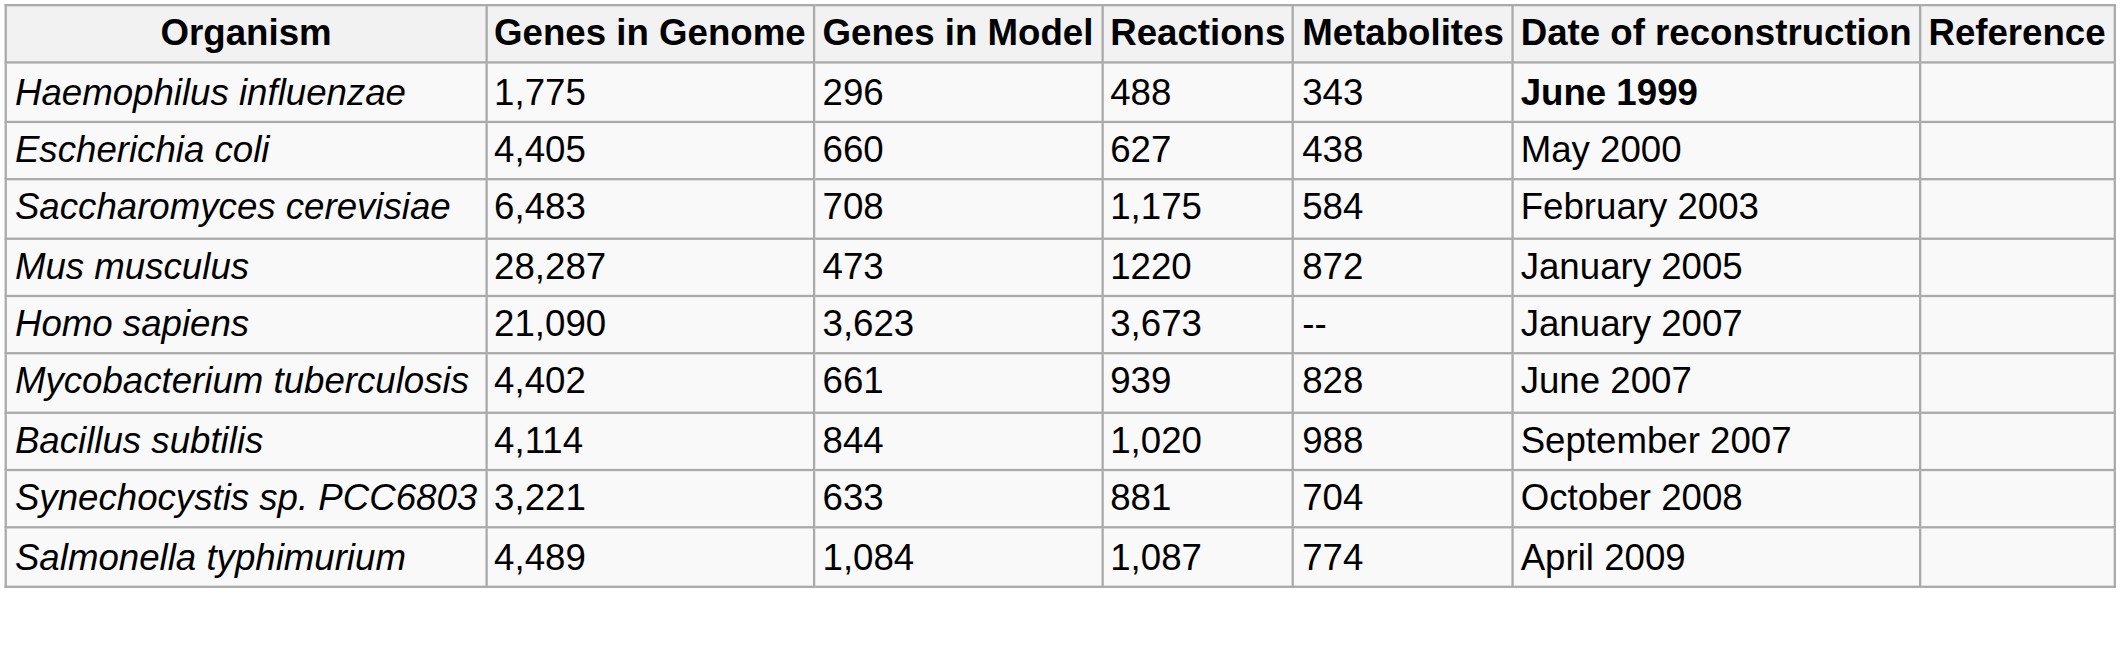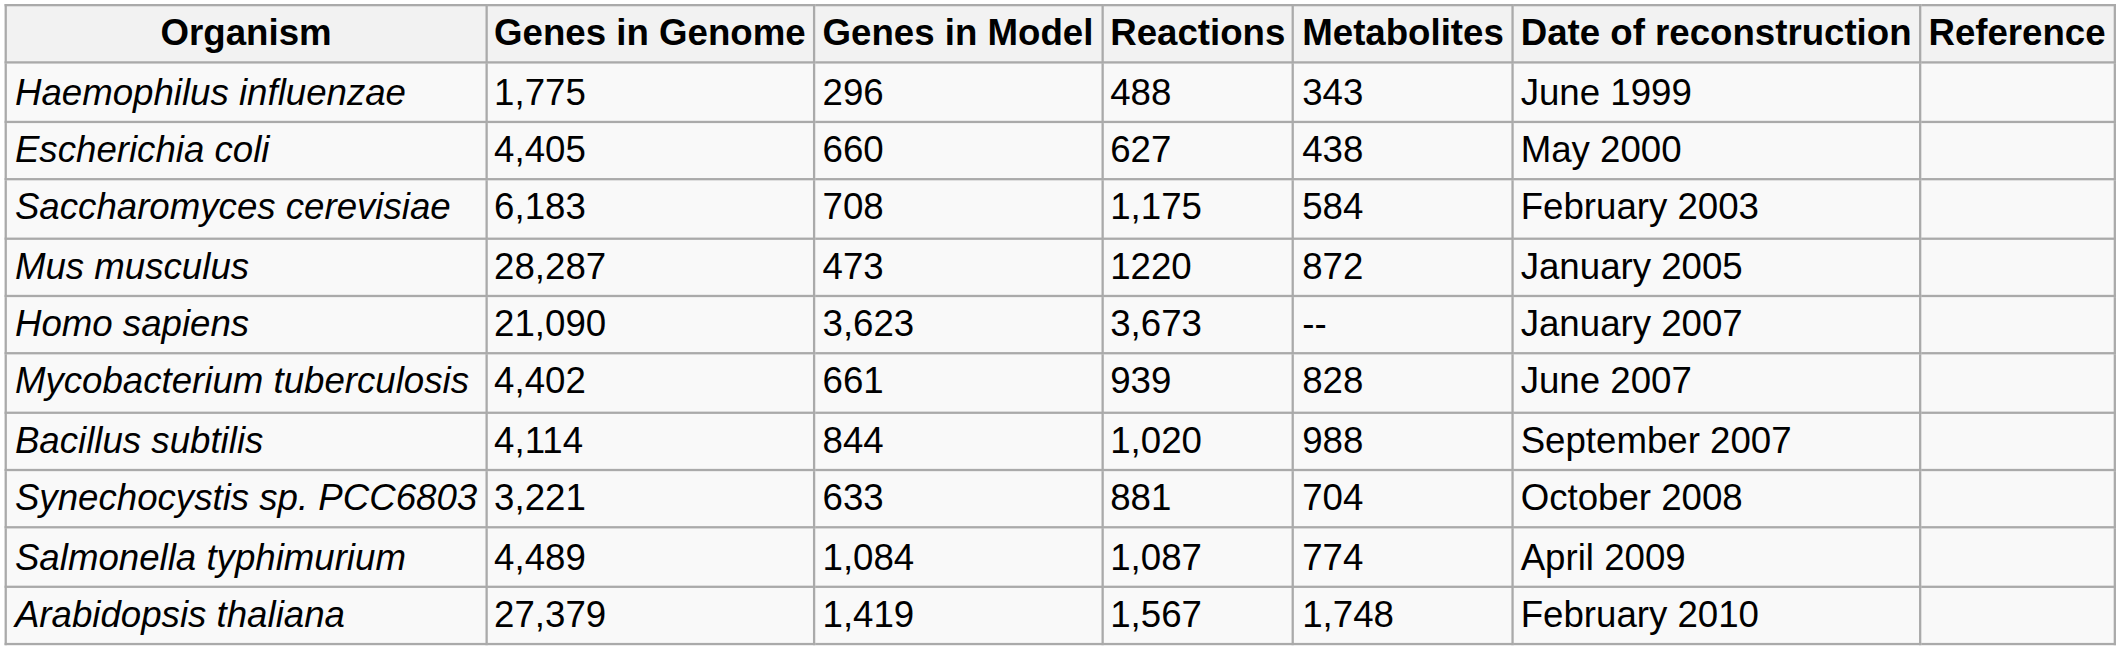(1609, 91) bold -> (1606, 91) normal
(540, 207) 6,483 -> (540, 207) 6,183
+ row: (180, 614)
